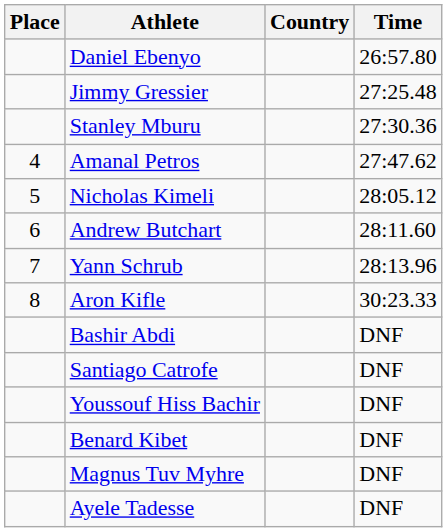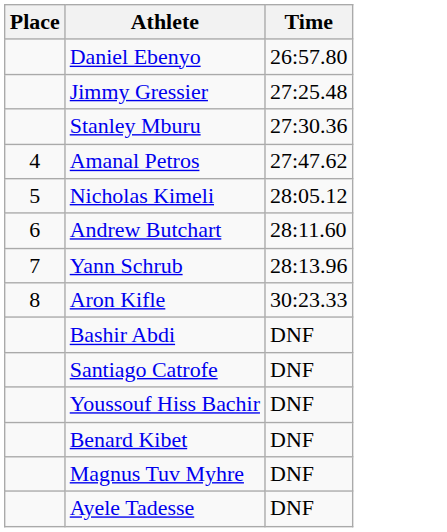- column: (310, 21)
